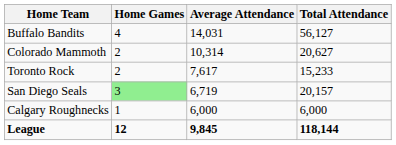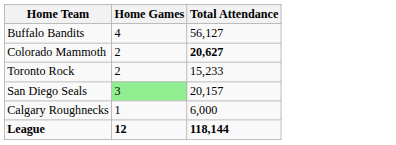- column: (242, 14)
(316, 52) normal -> (207, 52) bold
